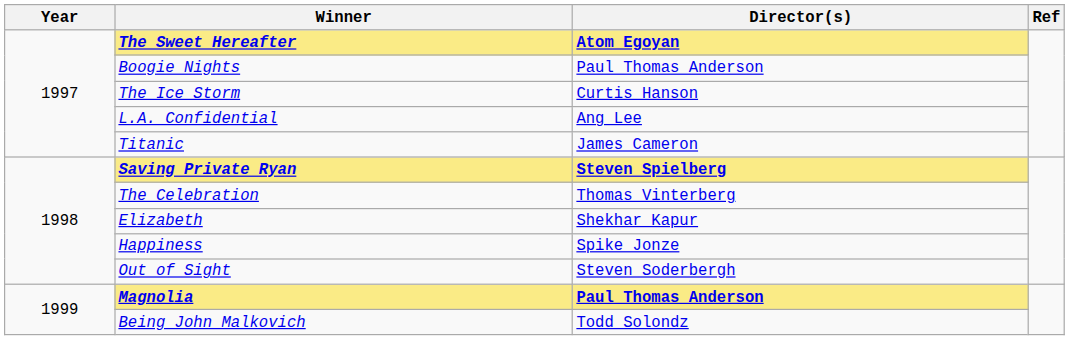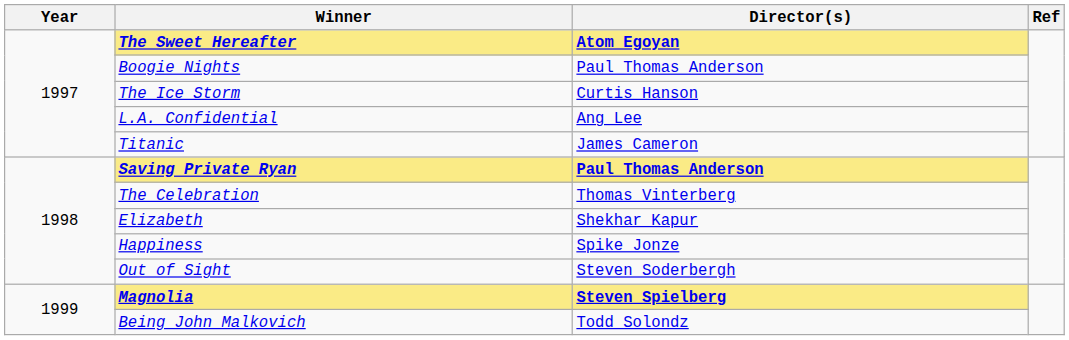(651, 170) Steven Spielberg -> (670, 170) Paul Thomas Anderson
(670, 297) Paul Thomas Anderson -> (651, 297) Steven Spielberg
